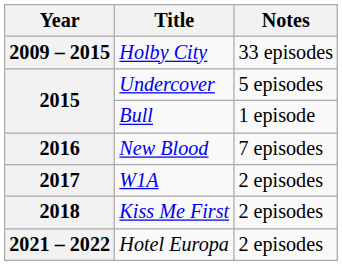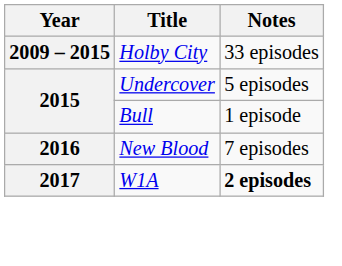(281, 180) normal -> (268, 180) bold
- row: (174, 212)
- row: (174, 244)
